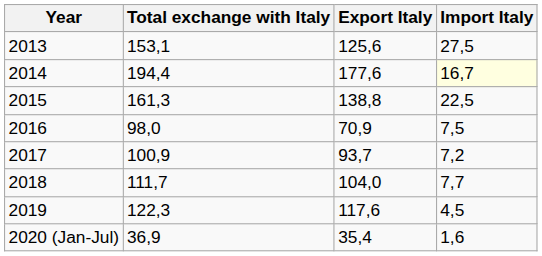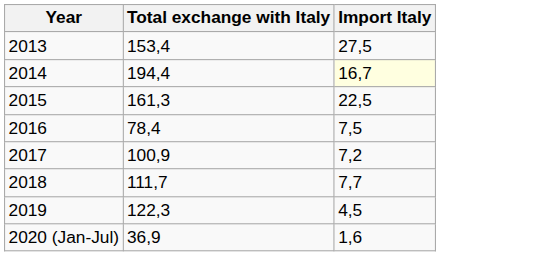- column: (385, 18)
(149, 45) 153,1 -> (149, 45) 153,4
(144, 127) 98,0 -> (144, 127) 78,4
